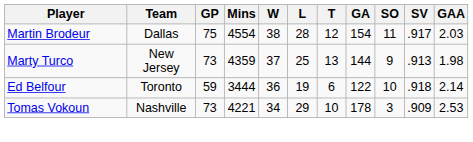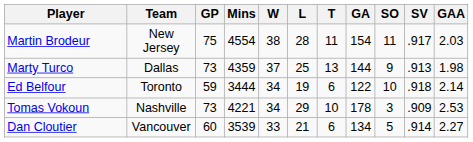(161, 34) Dallas -> (161, 41) New Jersey
(332, 34) 12 -> (332, 41) 11
(161, 61) New Jersey -> (161, 68) Dallas
(273, 87) 36 -> (273, 87) 34
+ row: (42, 127)
